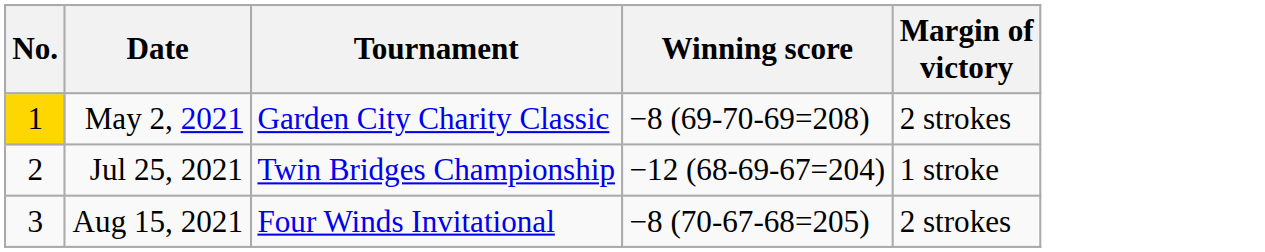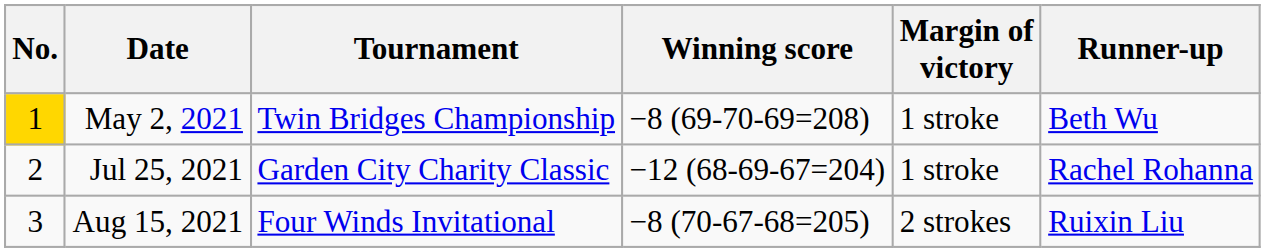+ column: (1151, 48)
(433, 118) Garden City Charity Classic -> (436, 118) Twin Bridges Championship
(955, 118) 2 strokes -> (949, 118) 1 stroke
(436, 170) Twin Bridges Championship -> (433, 170) Garden City Charity Classic
